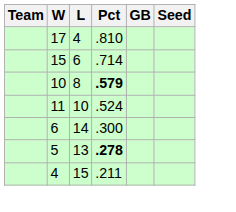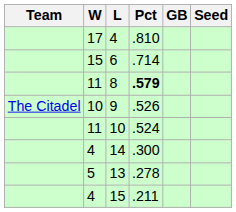(58, 83) 10 -> (95, 83) 11
+ row: (113, 106)
(54, 128) 6 -> (91, 151) 4
(109, 151) bold -> (146, 173) normal
